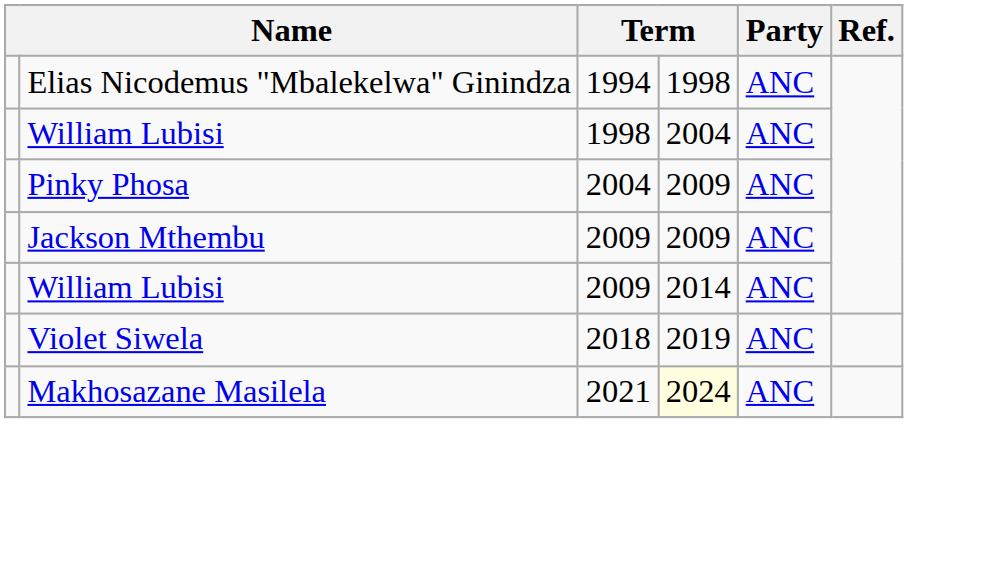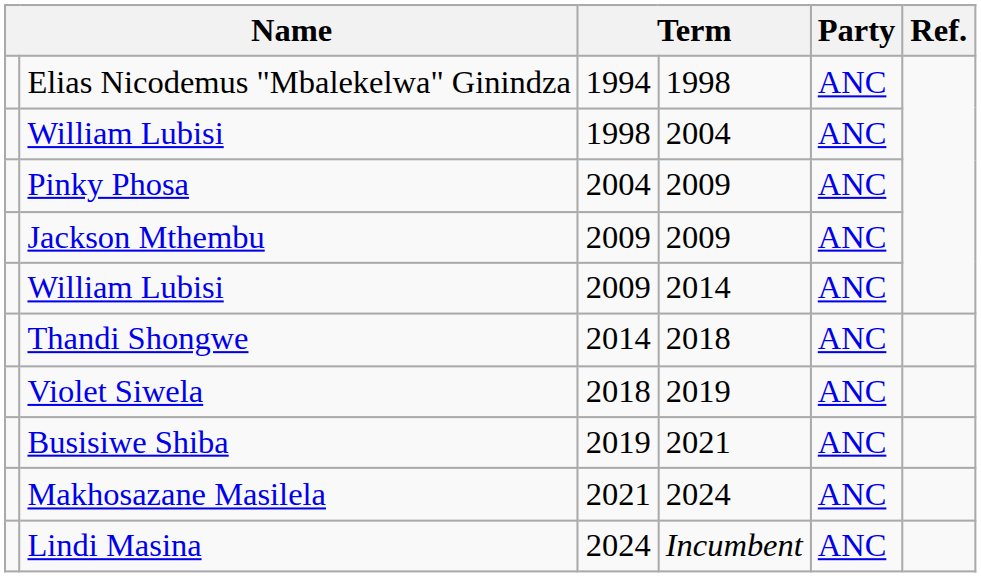+ row: (138, 339)
+ row: (128, 442)
(698, 390) lightyellow background -> (698, 493) no background
+ row: (115, 545)
